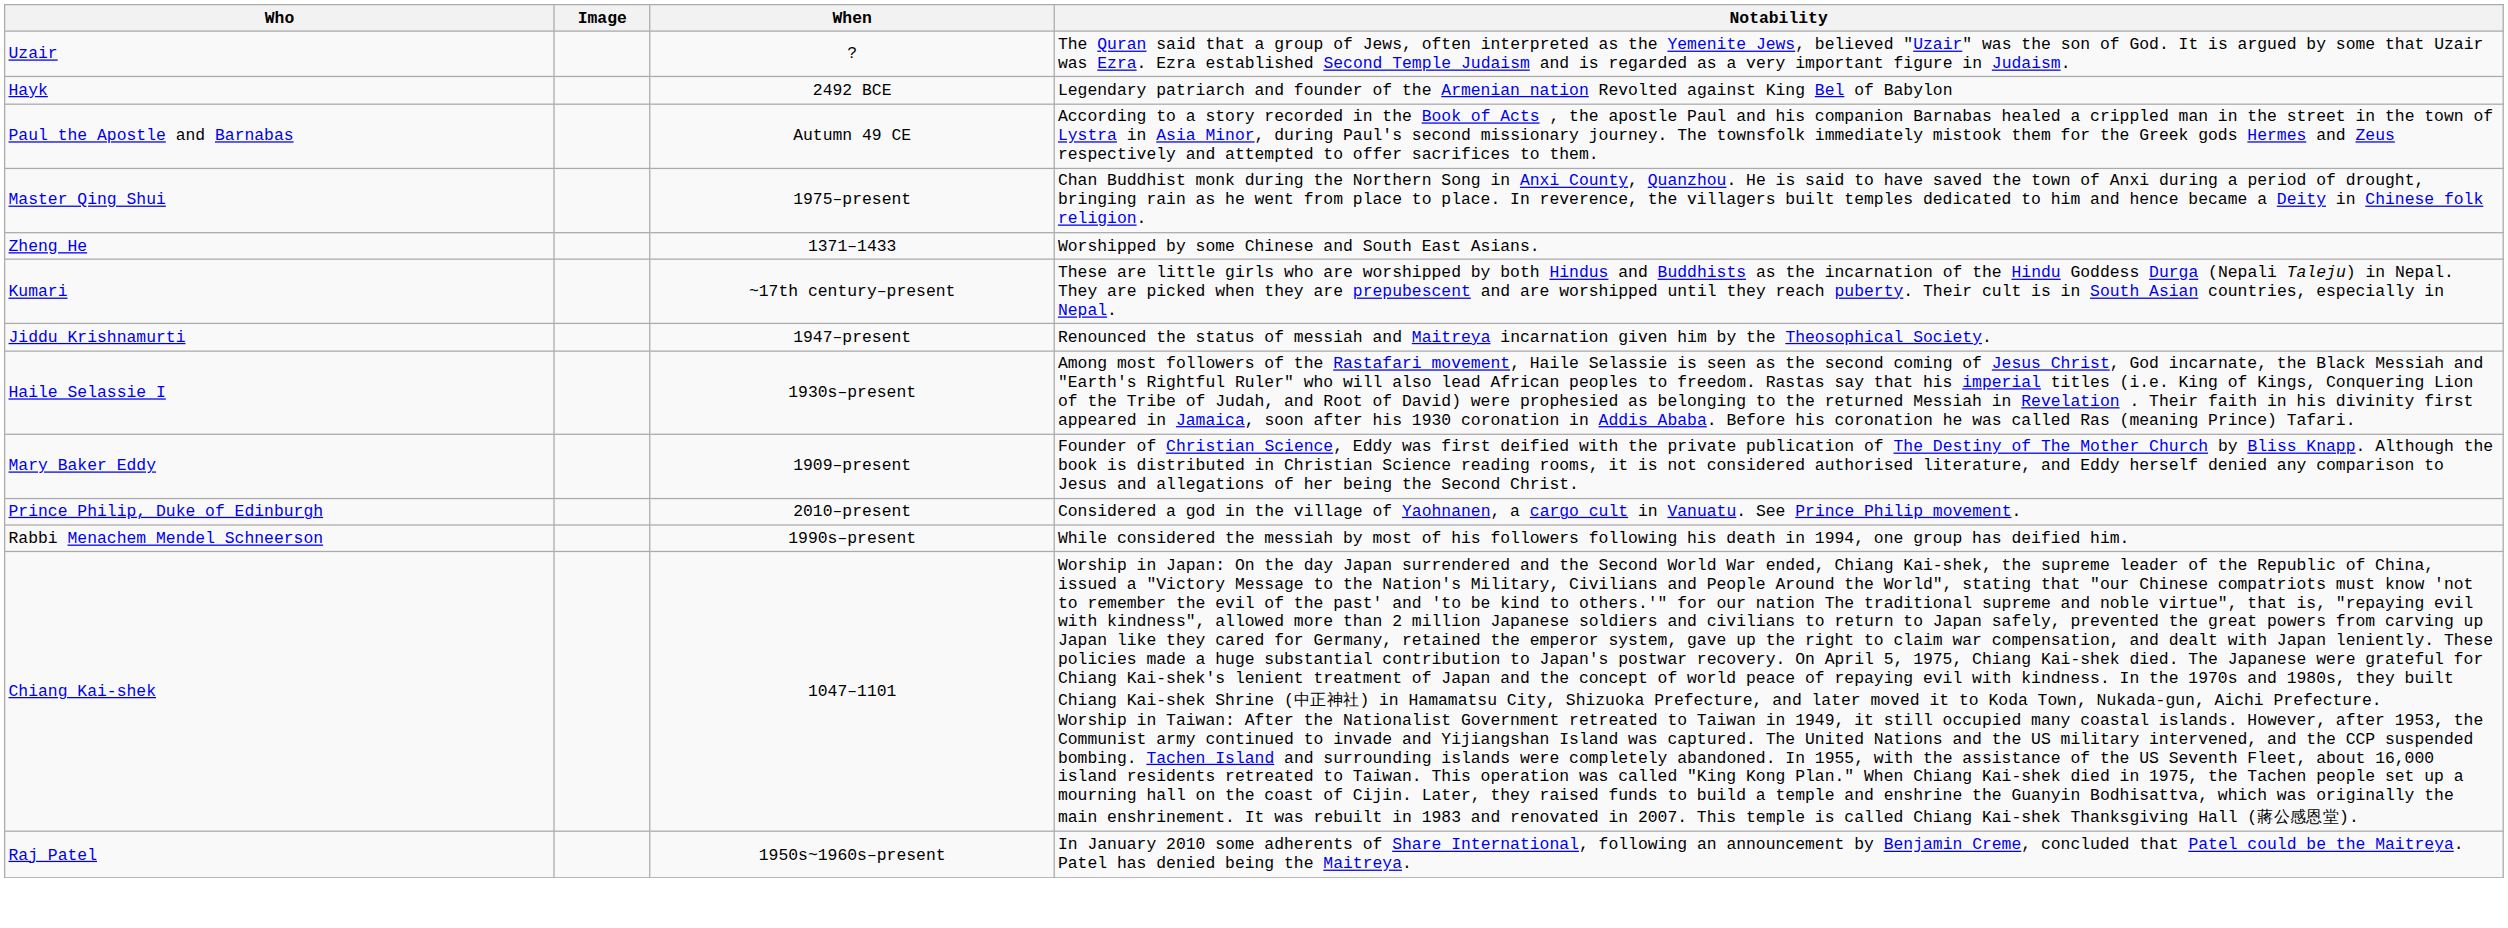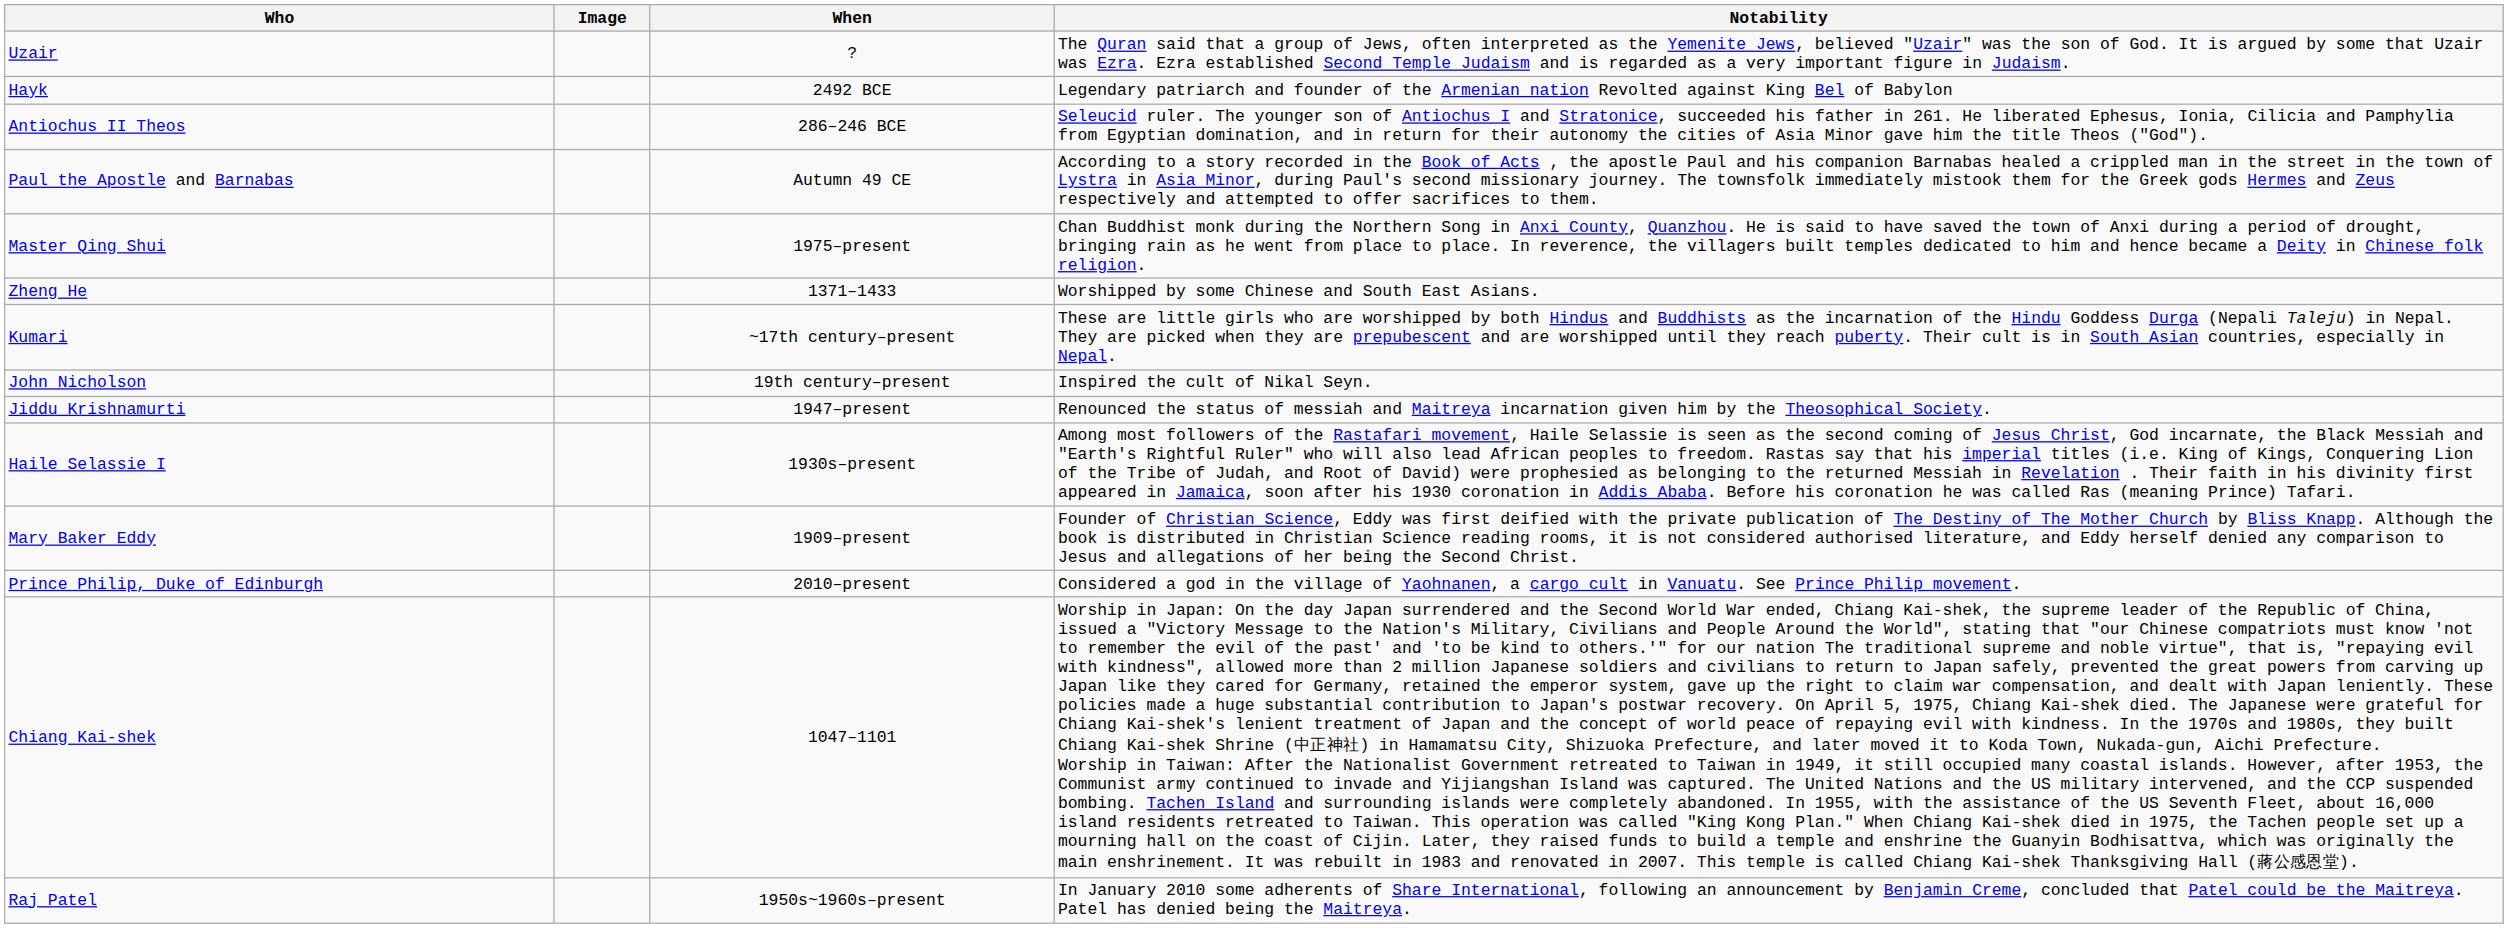+ row: (97, 126)
+ row: (77, 383)
- row: (166, 538)
